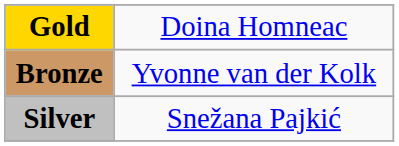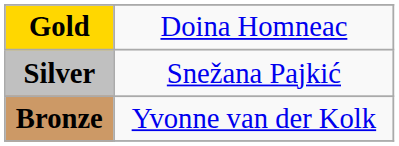rows swapped: (59, 118) <-> (59, 72)
